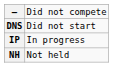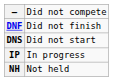+ row: (14, 26)
